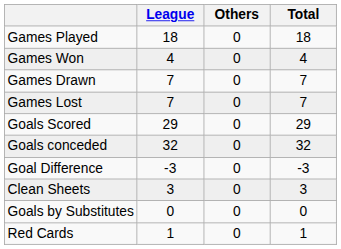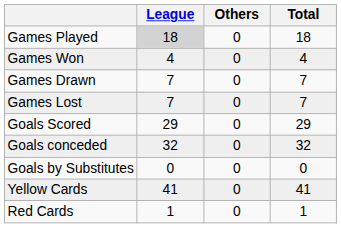(170, 37) no background -> (170, 37) lightgrey background
- row: (55, 168)
- row: (49, 189)
+ row: (48, 189)
